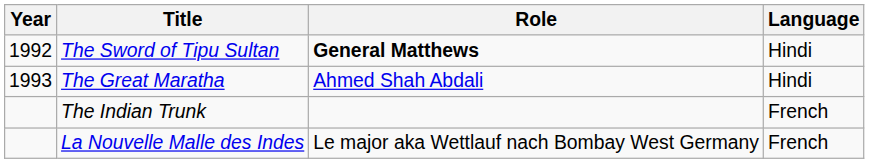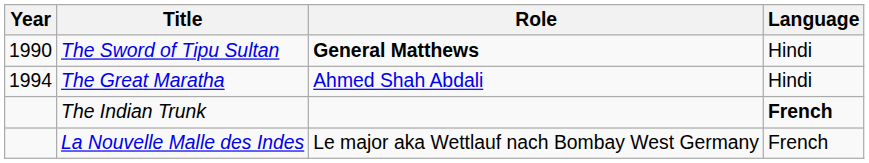(31, 50) 1992 -> (31, 50) 1990
(31, 81) 1993 -> (31, 81) 1994
(798, 111) normal -> (800, 111) bold
